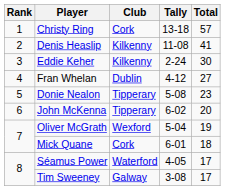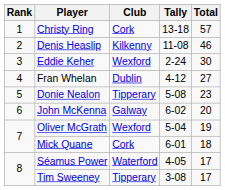(206, 45) 41 -> (206, 45) 46
(132, 62) Kilkenny -> (132, 62) Wexford
(134, 111) Tipperary -> (130, 111) Galway
(130, 177) Galway -> (134, 177) Tipperary
